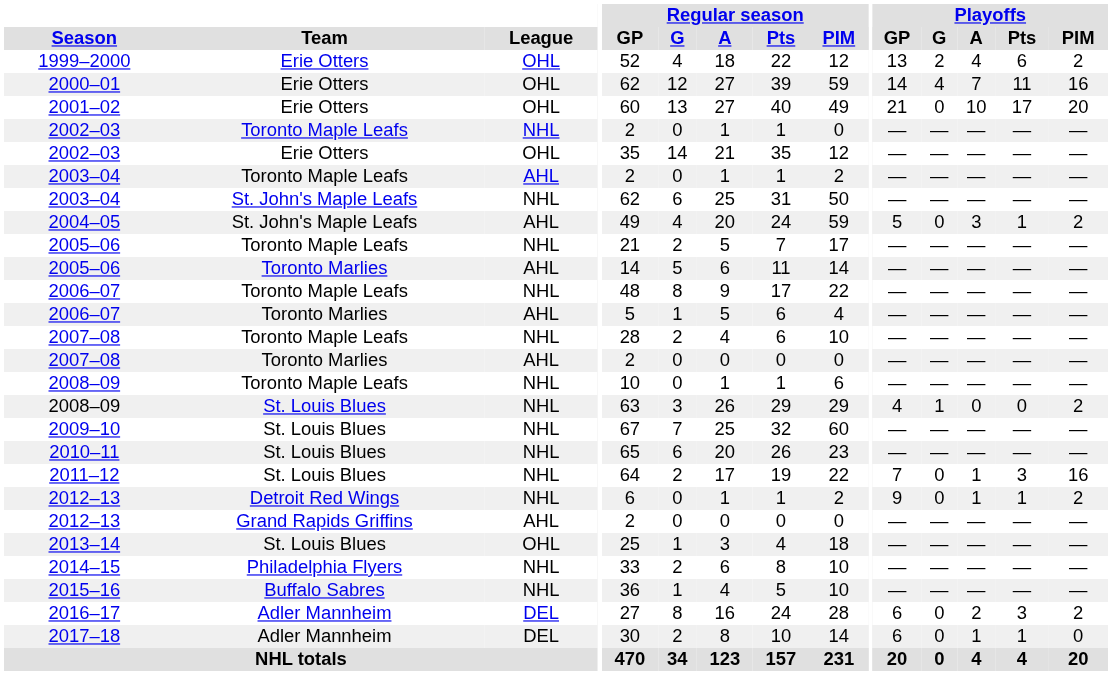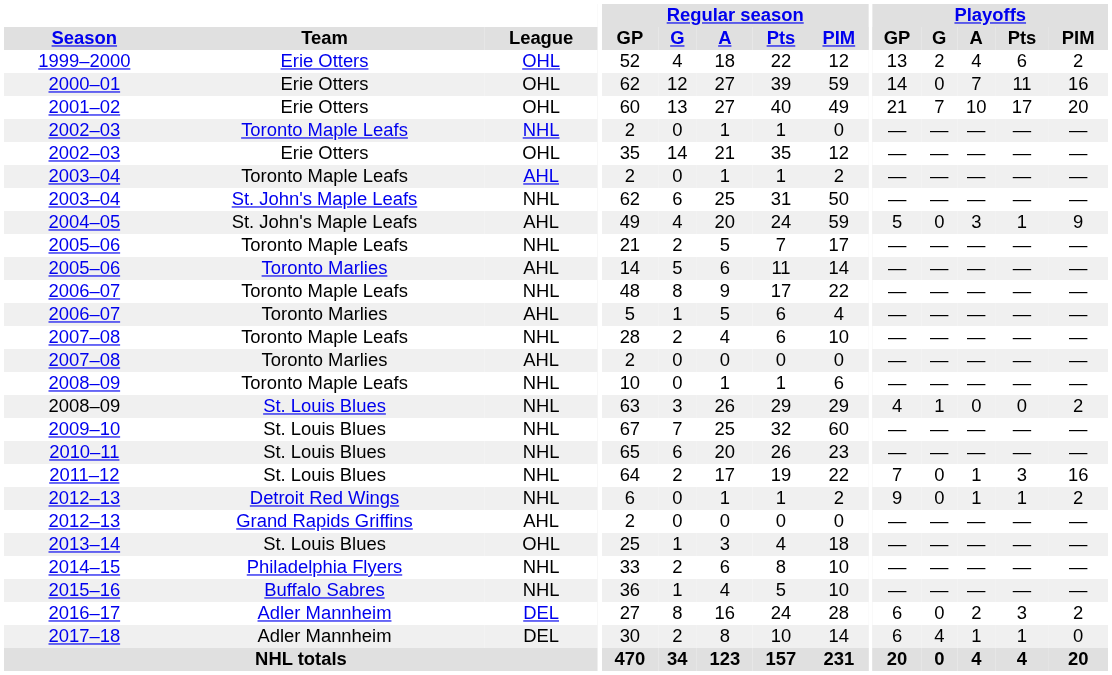(939, 84) 4 -> (939, 84) 0
(939, 107) 0 -> (939, 107) 7
(1078, 222) 2 -> (1078, 222) 9
(939, 636) 0 -> (939, 636) 4
